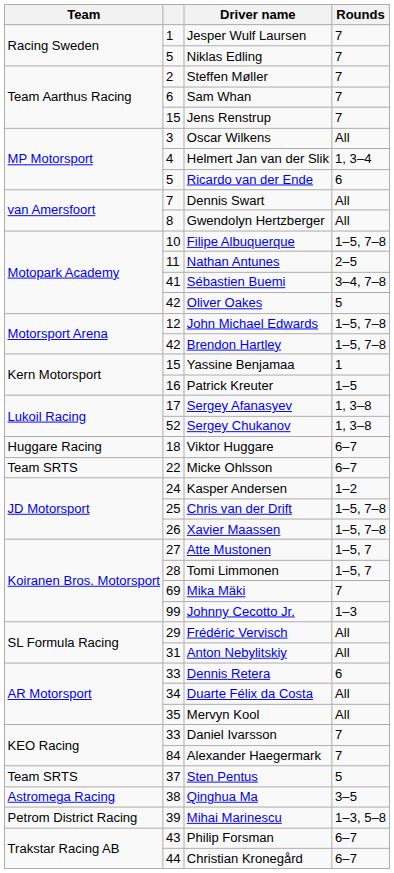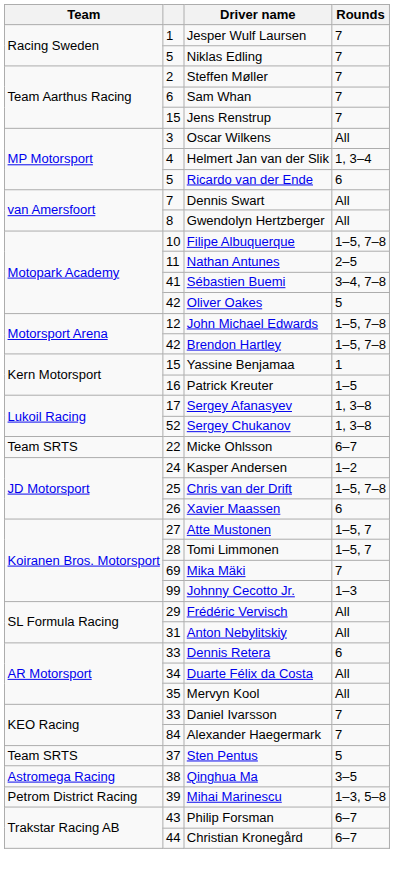- row: (230, 447)
(361, 529) 1–5, 7–8 -> (339, 508) 6
